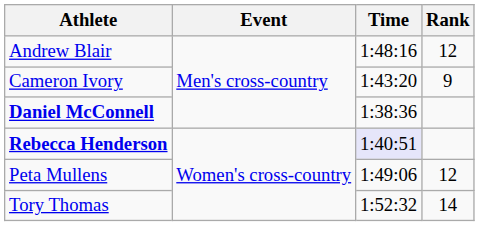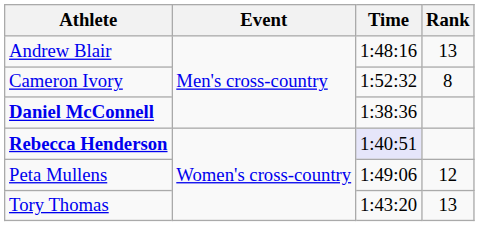(448, 51) 12 -> (448, 51) 13
(389, 82) 1:43:20 -> (389, 82) 1:52:32
(448, 82) 9 -> (448, 82) 8
(389, 205) 1:52:32 -> (389, 205) 1:43:20
(448, 205) 14 -> (448, 205) 13
